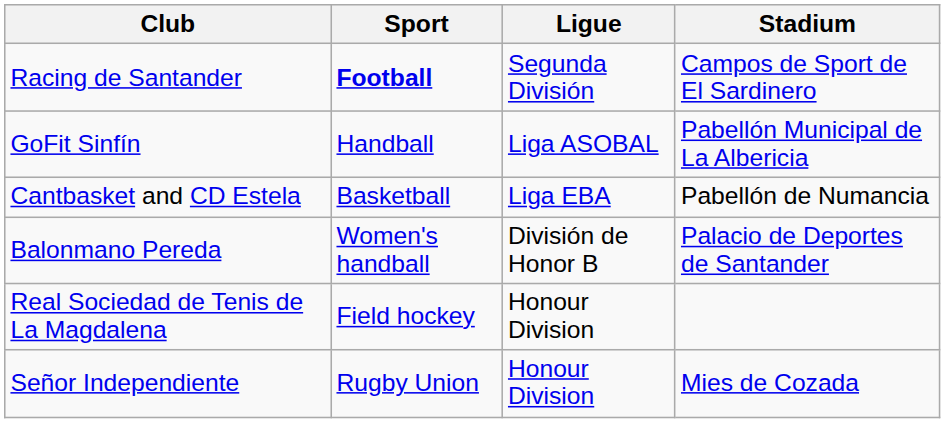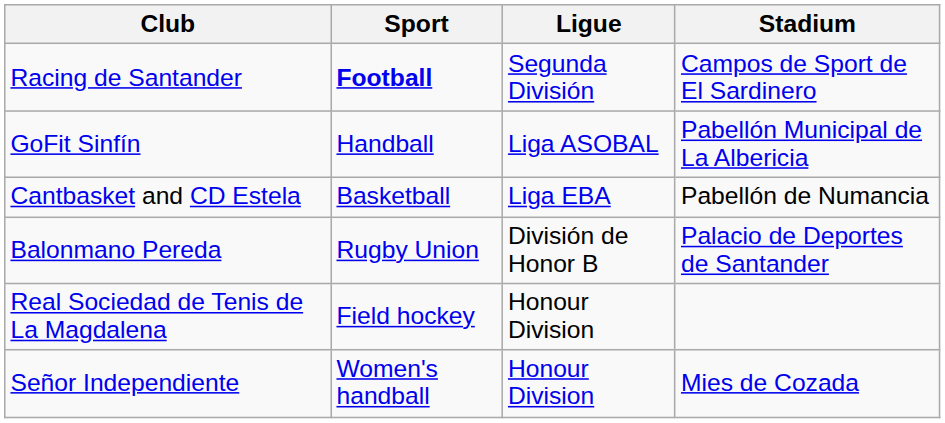(387, 249) Women's handball -> (408, 249) Rugby Union
(408, 383) Rugby Union -> (387, 383) Women's handball
